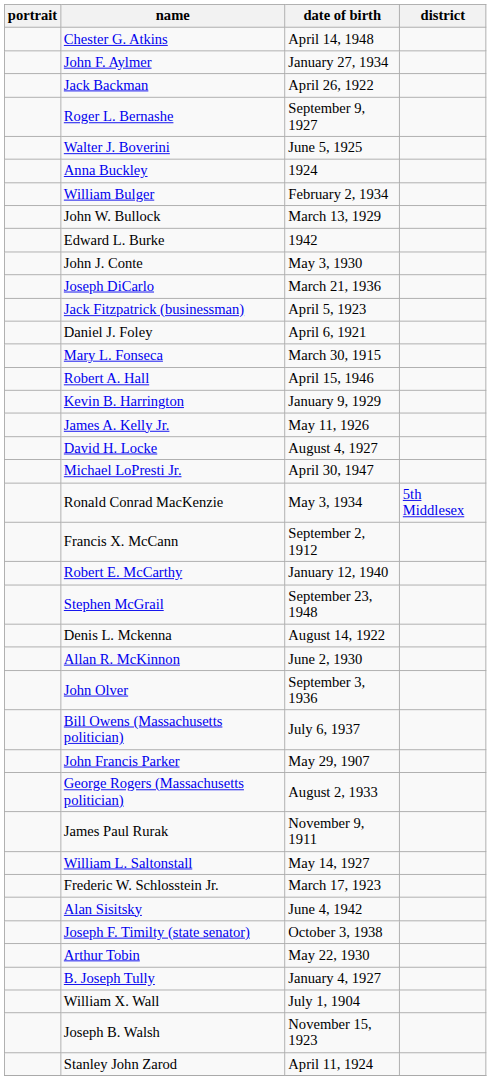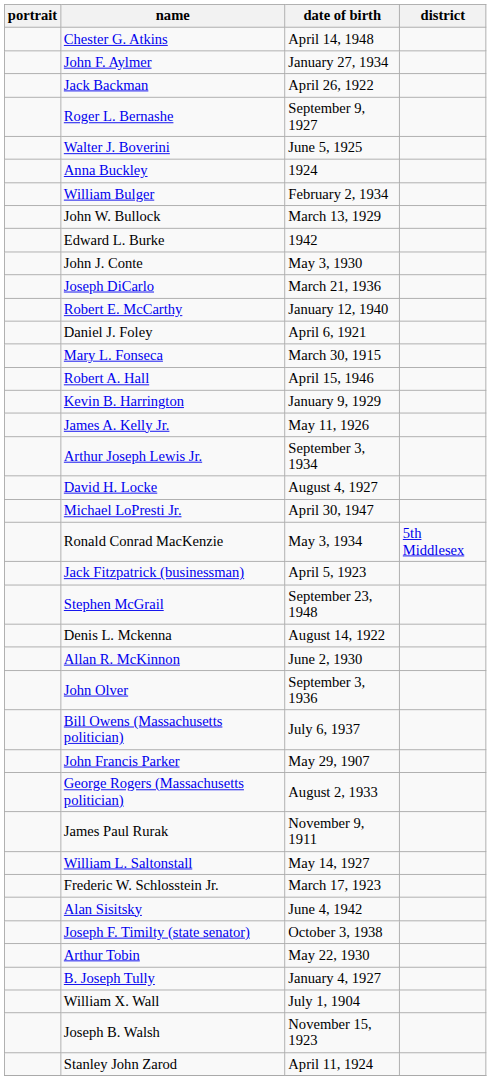rows swapped: (154, 309) <-> (123, 573)
+ row: (133, 456)
- row: (121, 541)
